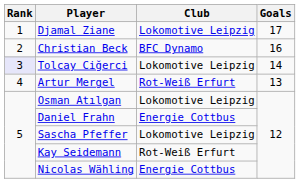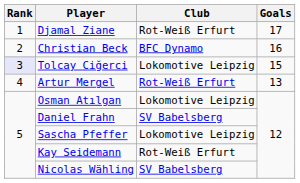(197, 30) Lokomotive Leipzig -> (187, 30) Rot-Weiß Erfurt
(276, 65) 14 -> (276, 65) 15
(187, 117) Energie Cottbus -> (181, 117) SV Babelsberg
(187, 169) Energie Cottbus -> (181, 169) SV Babelsberg
